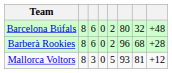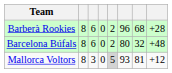rows swapped: (41, 28) <-> (41, 44)
(113, 60) no background -> (113, 60) lightgrey background
